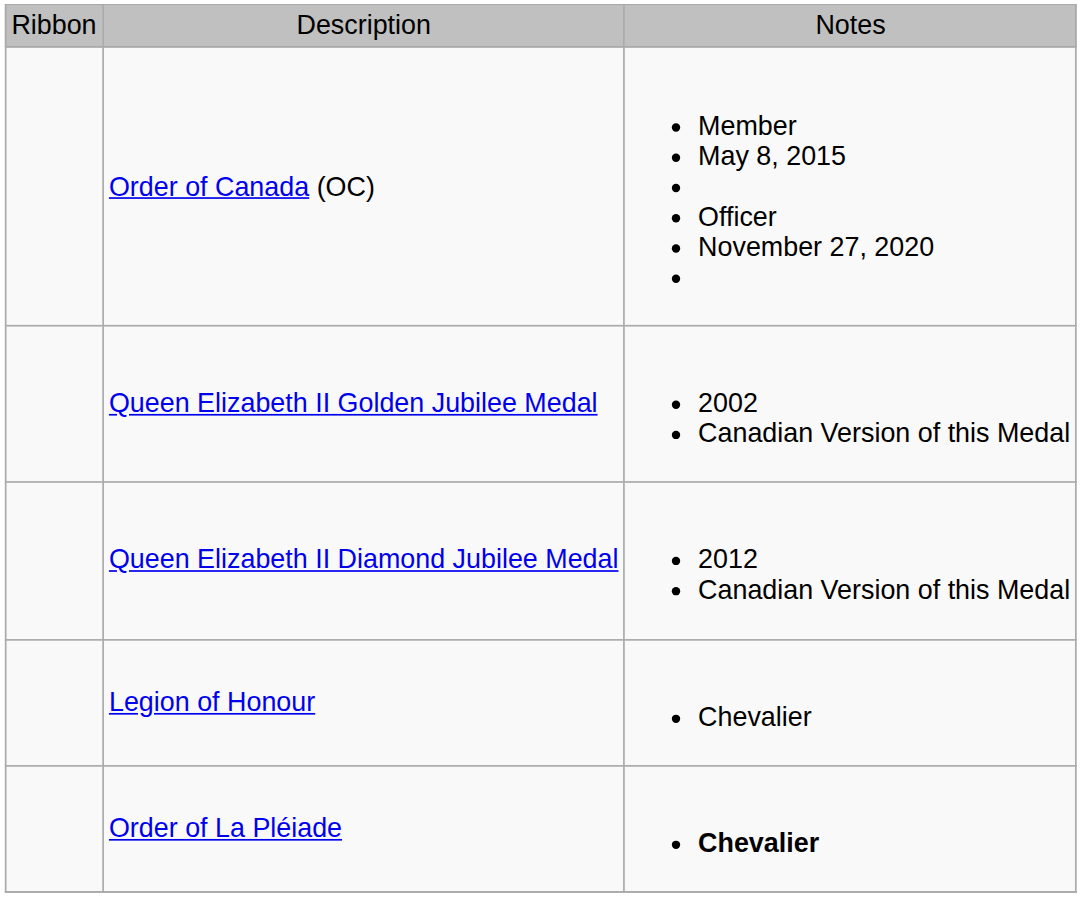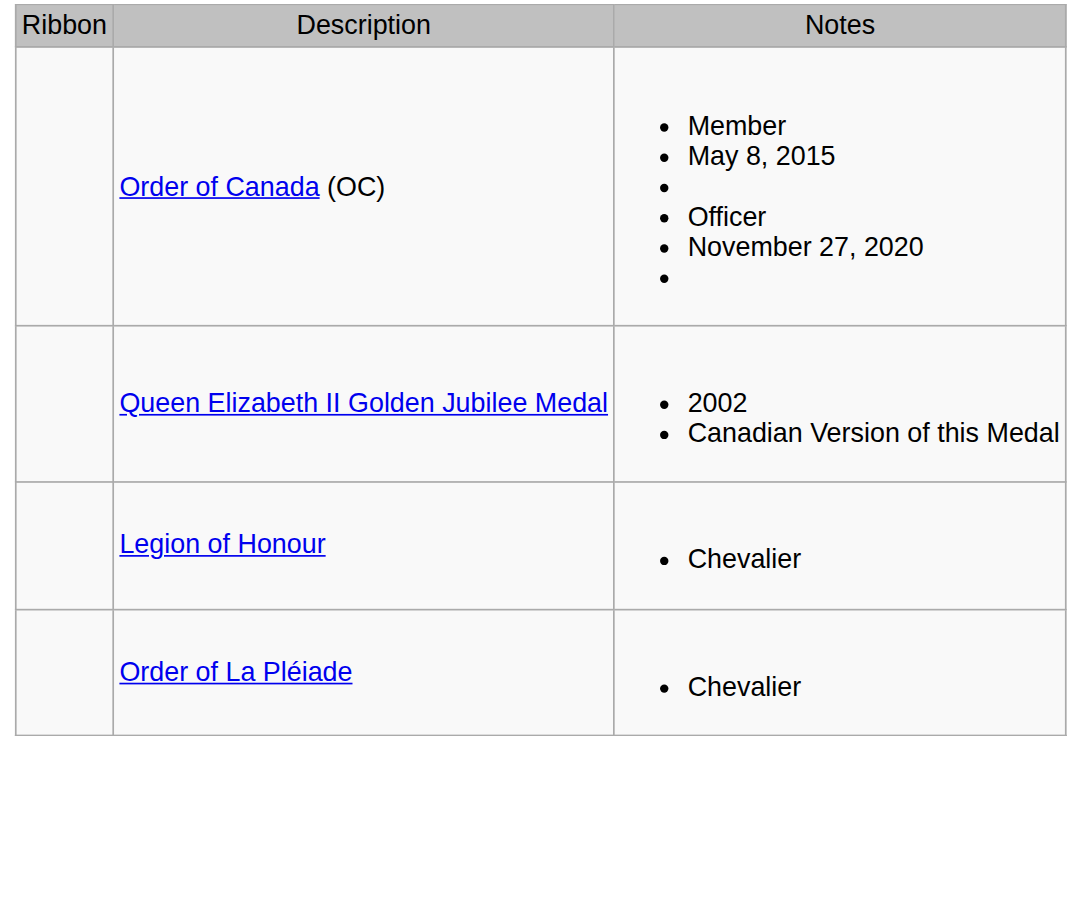- row: (364, 560)
(851, 844) bold -> (840, 687) normal
